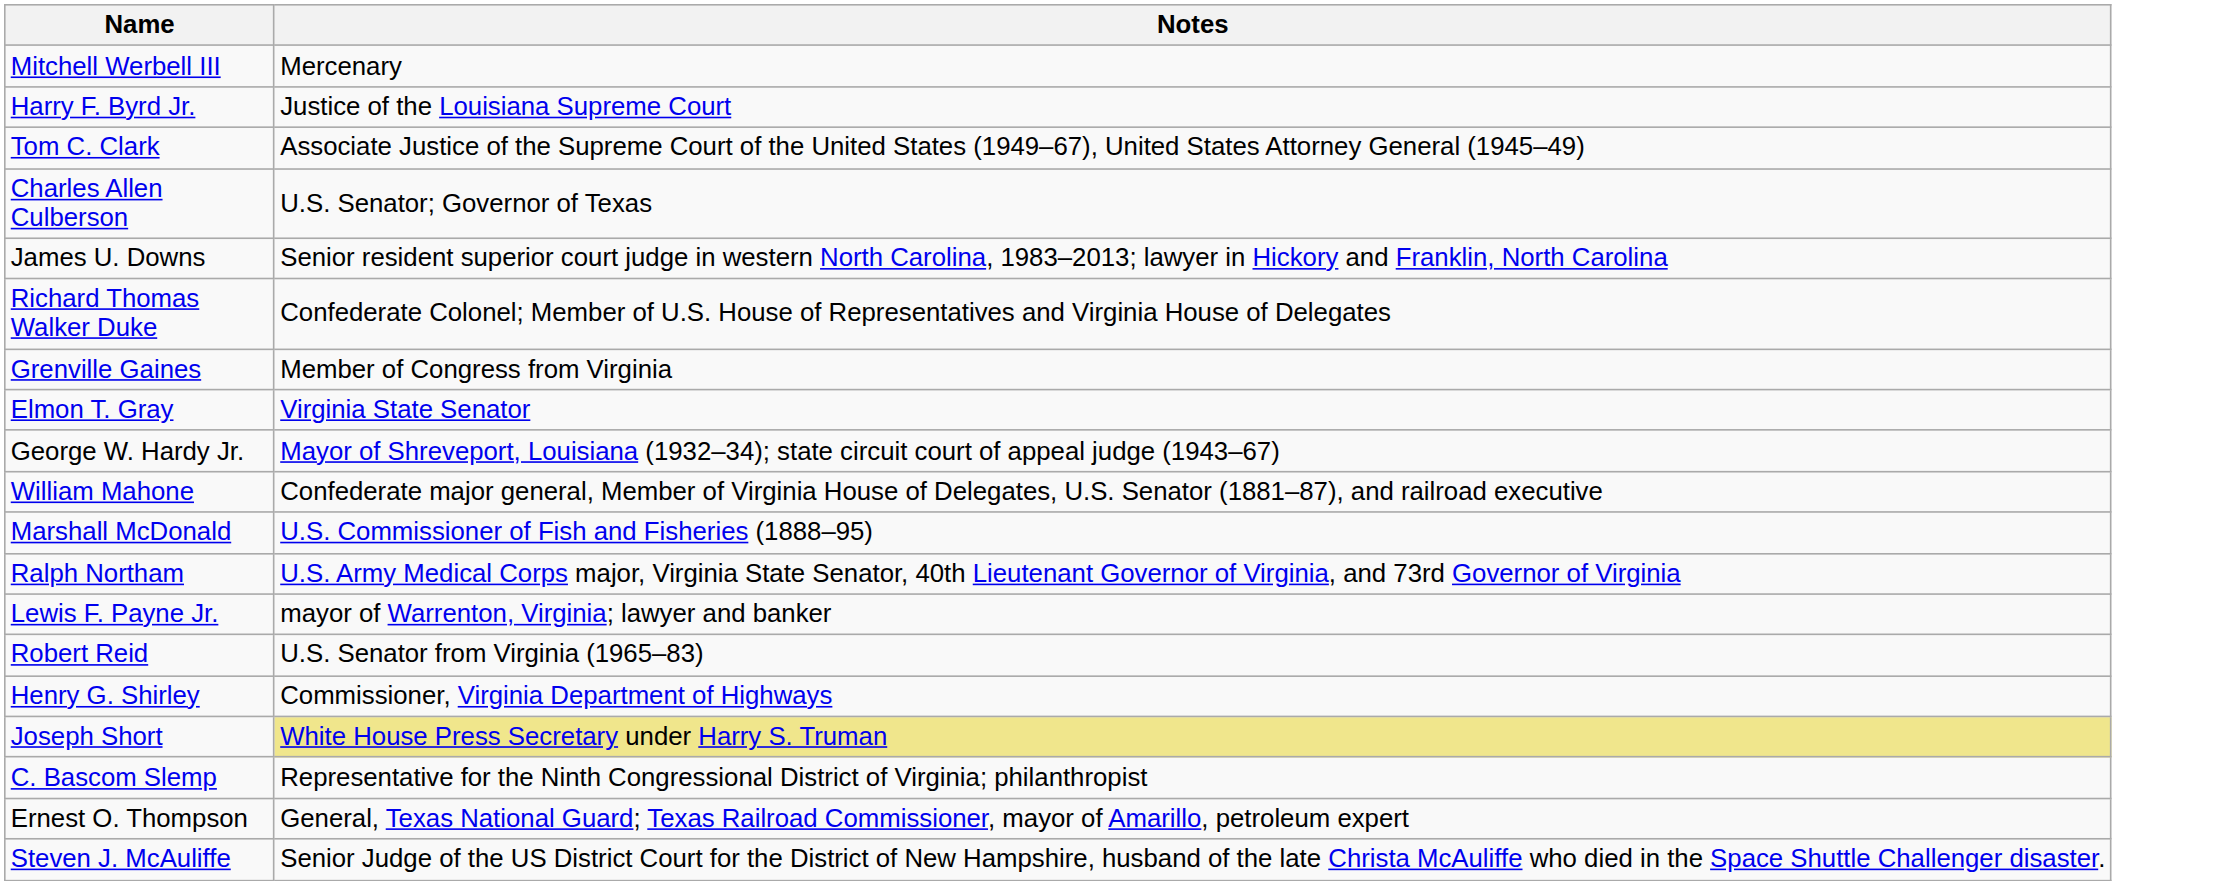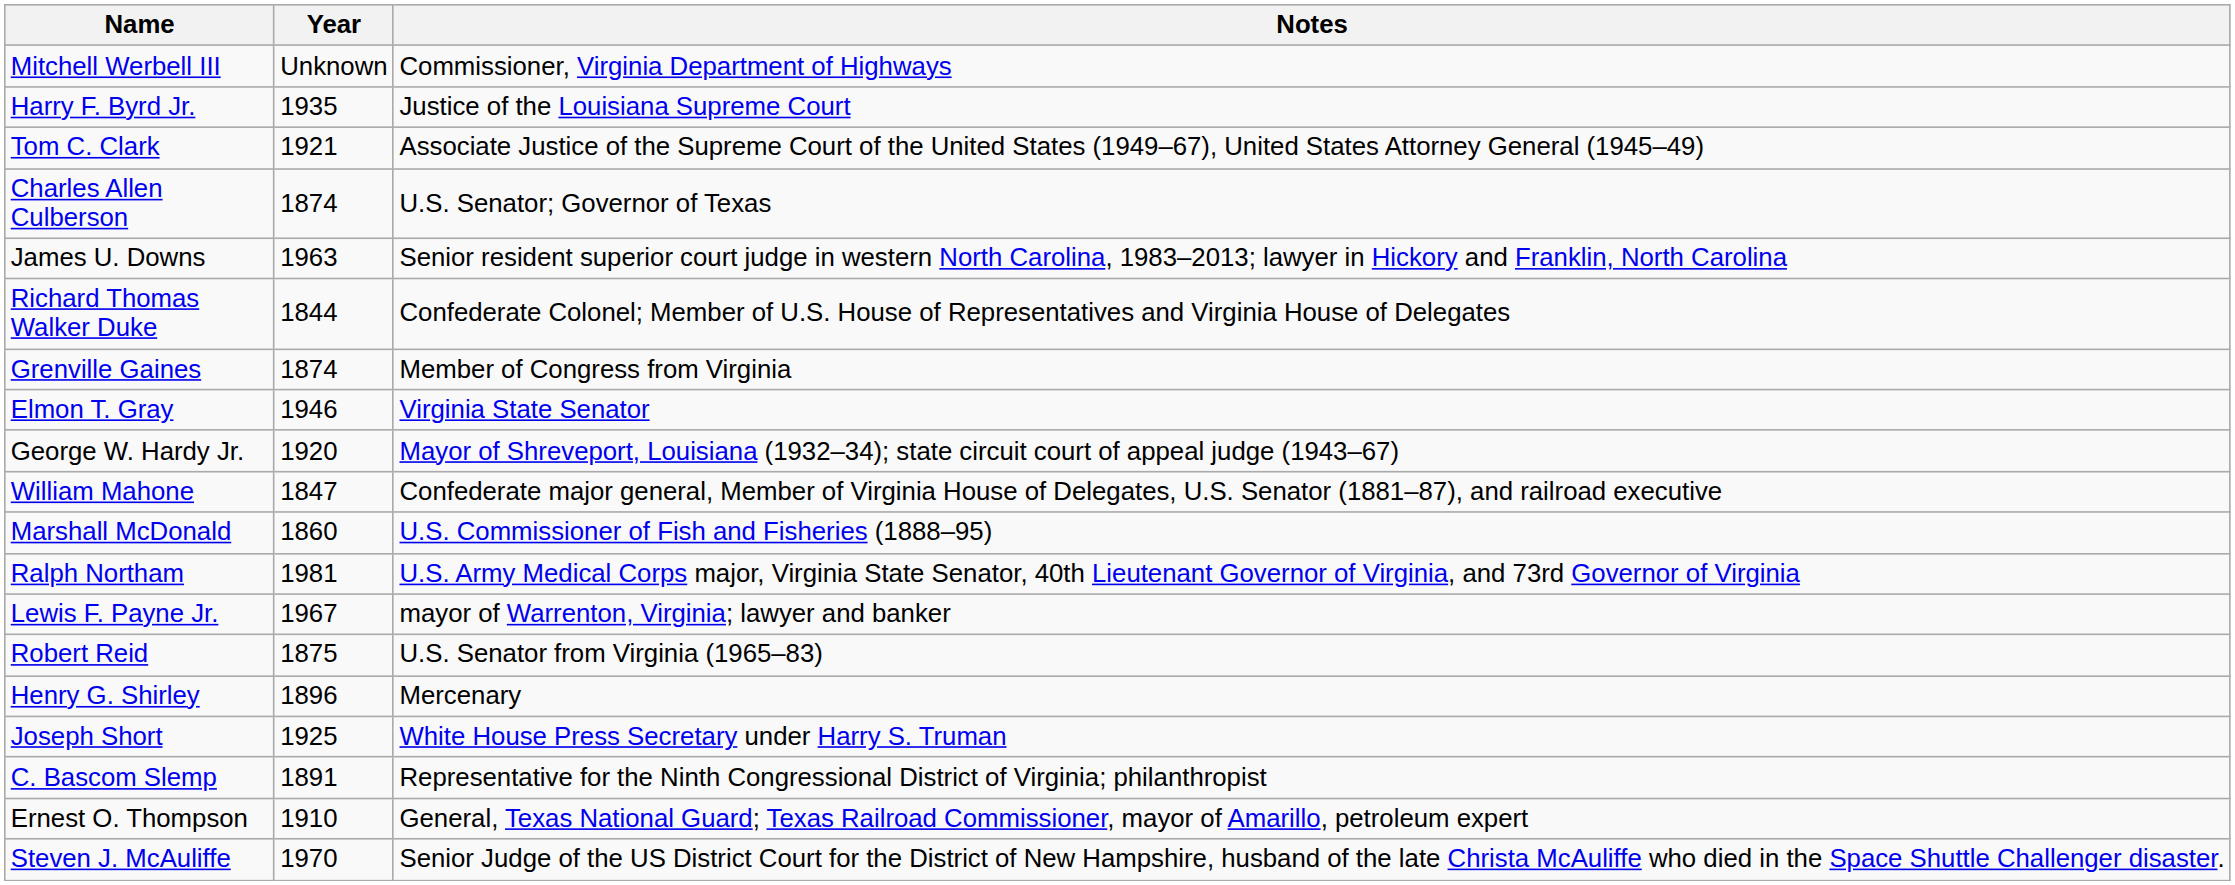+ column: (334, 24)
(341, 65) Mercenary -> (676, 65) Commissioner, Virginia Department of Highways
(556, 695) Commissioner, Virginia Department of Highways -> (460, 695) Mercenary
(584, 736) khaki background -> (703, 736) no background
